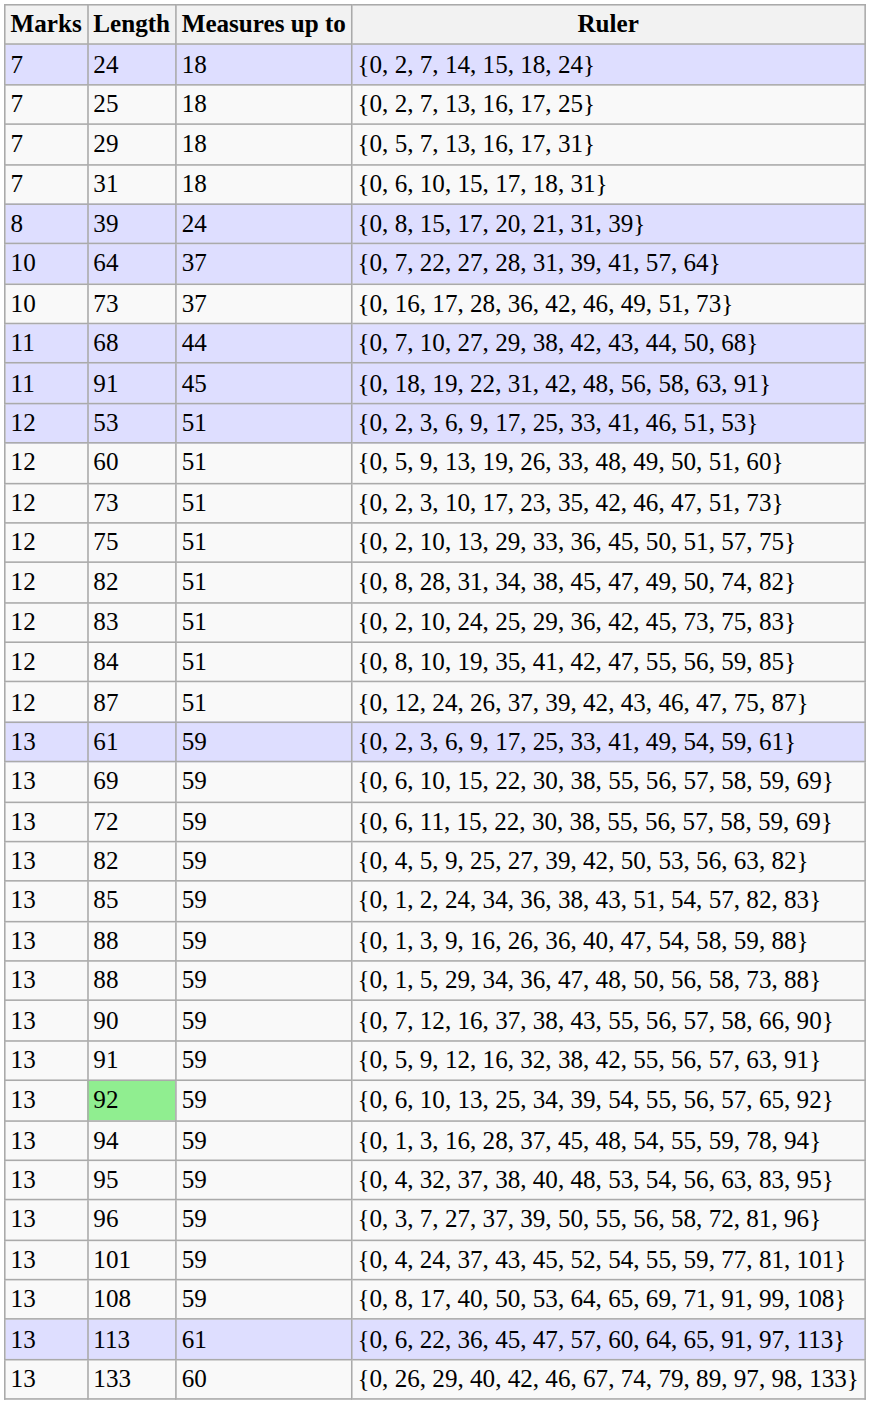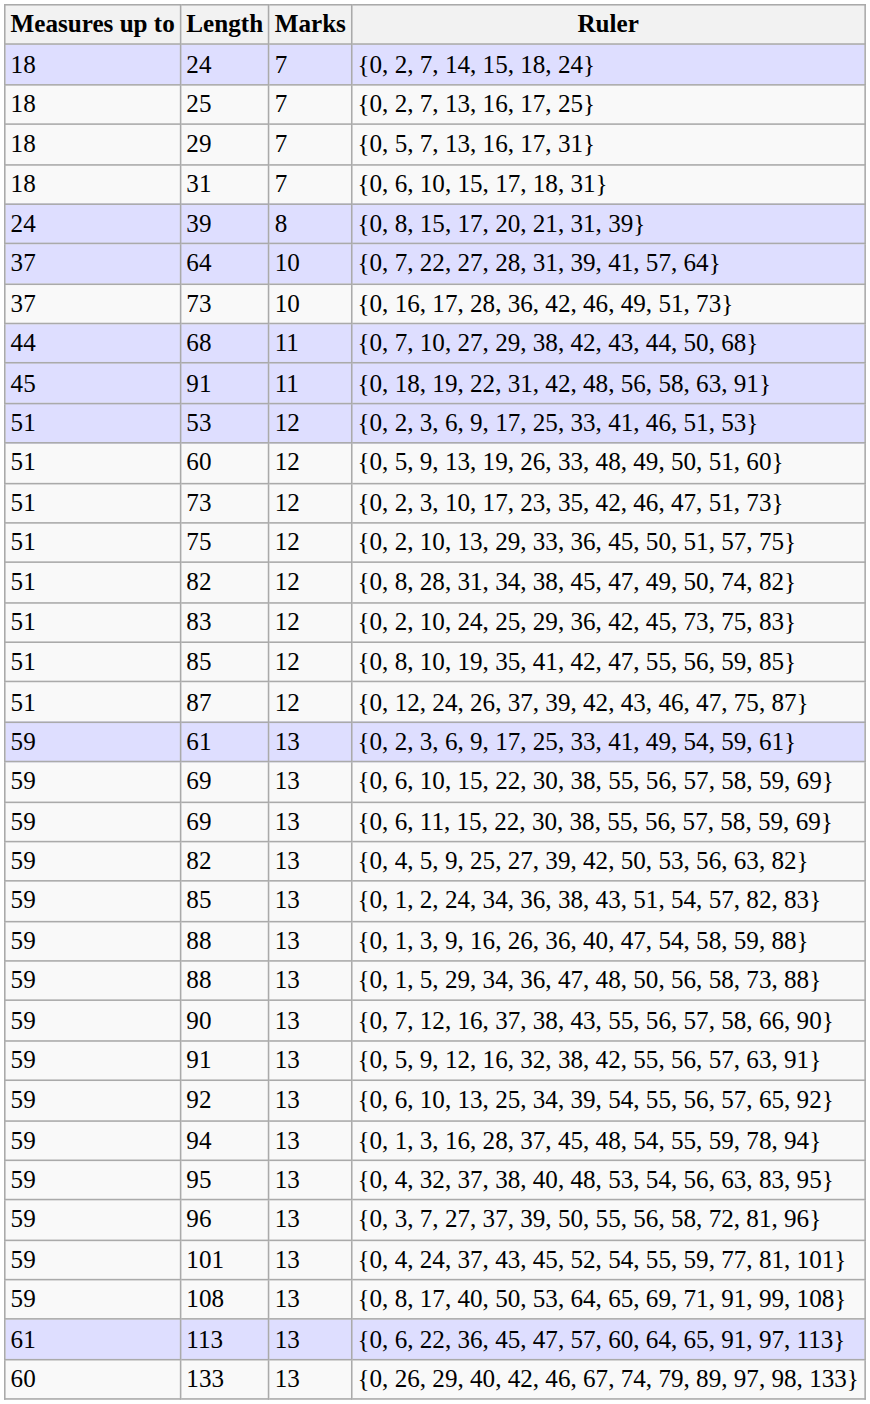columns swapped: (46, 24) <-> (264, 24)
(106, 661) 84 -> (199, 661) 85
(106, 821) 72 -> (199, 821) 69
(106, 1100) lightgreen background -> (199, 1100) no background
